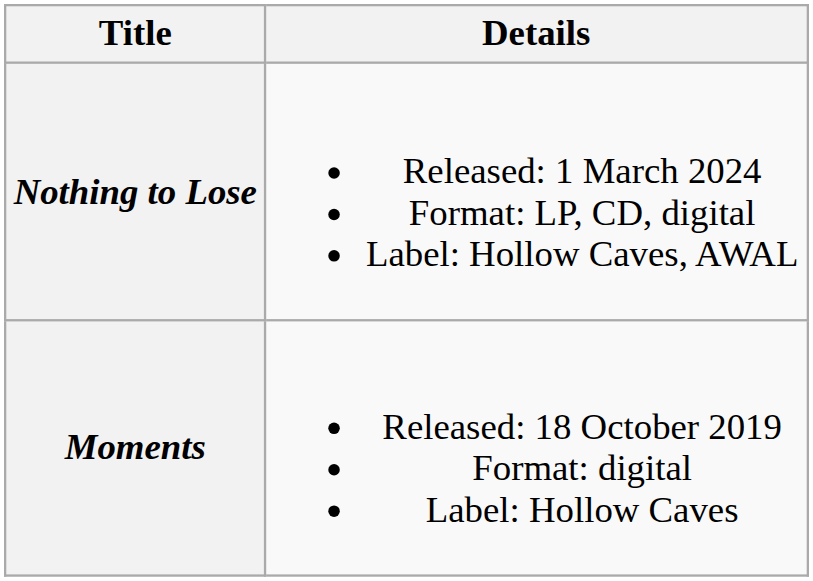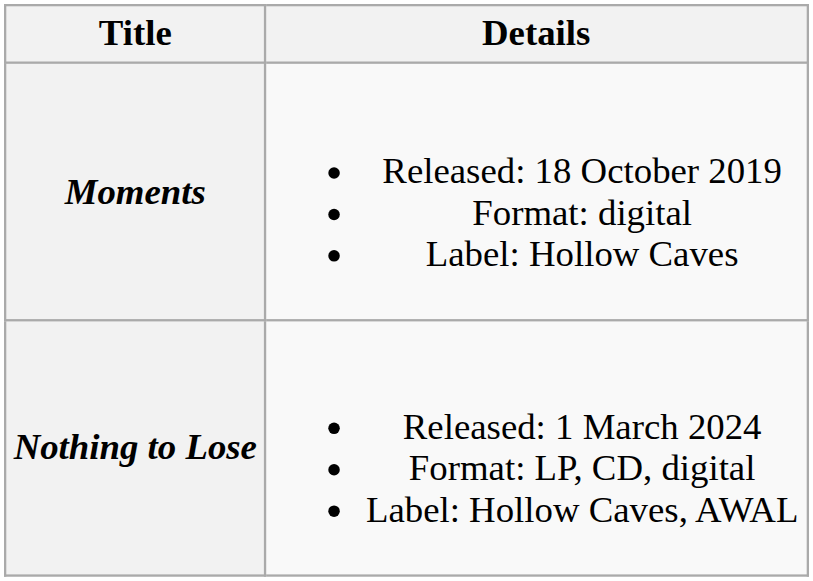rows swapped: (135, 447) <-> (135, 190)
